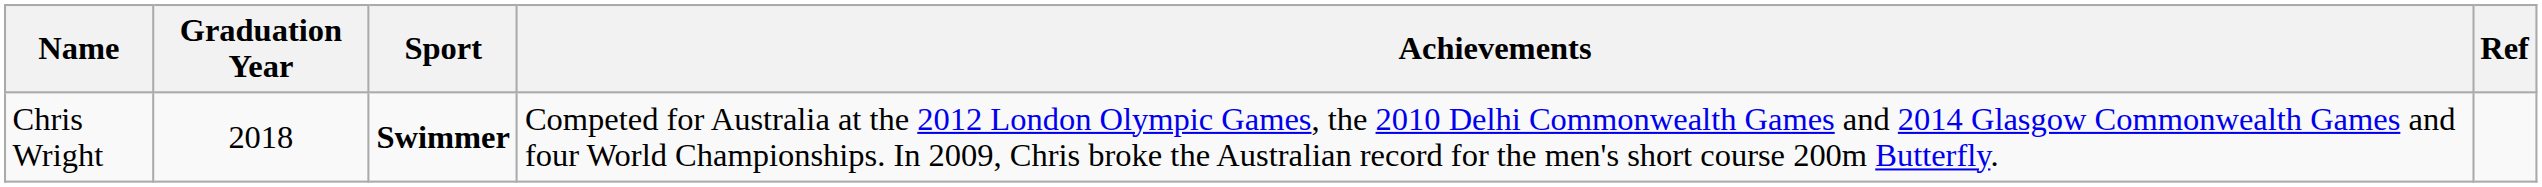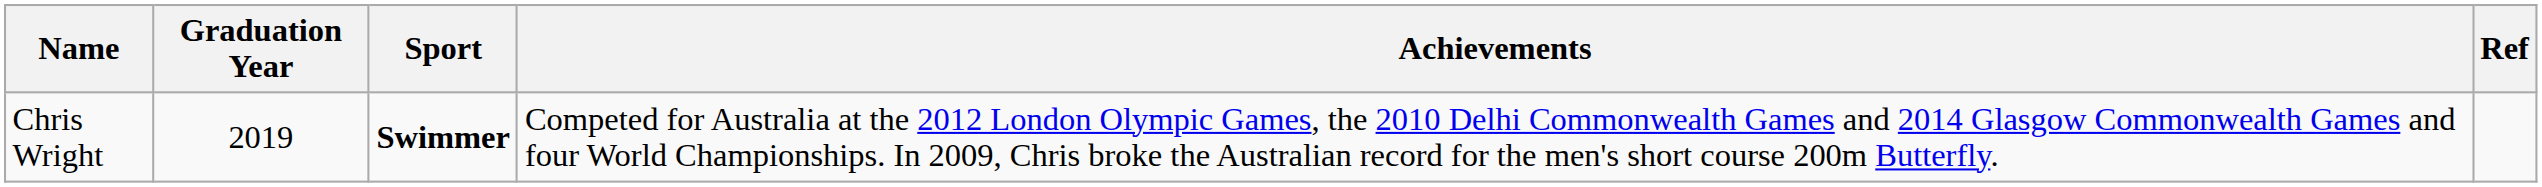(261, 136) 2018 -> (261, 136) 2019
